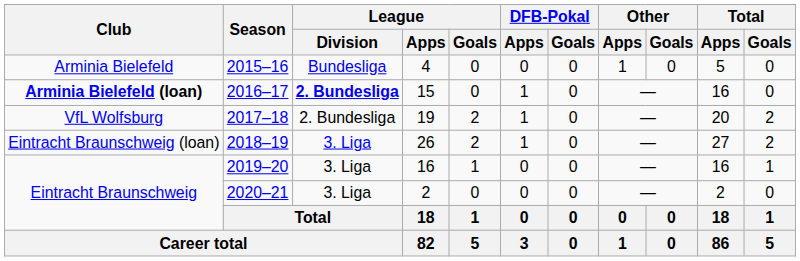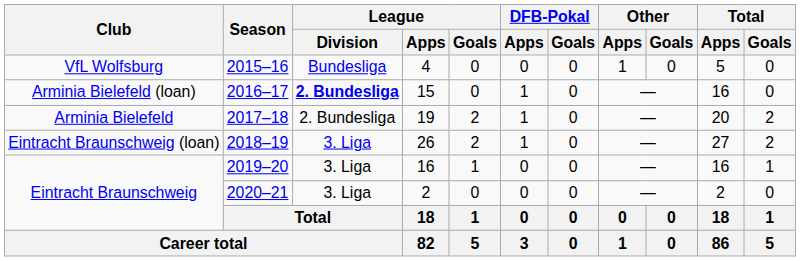(114, 67) Arminia Bielefeld -> (114, 67) VfL Wolfsburg
(114, 92) bold -> (114, 92) normal
(114, 117) VfL Wolfsburg -> (114, 117) Arminia Bielefeld
